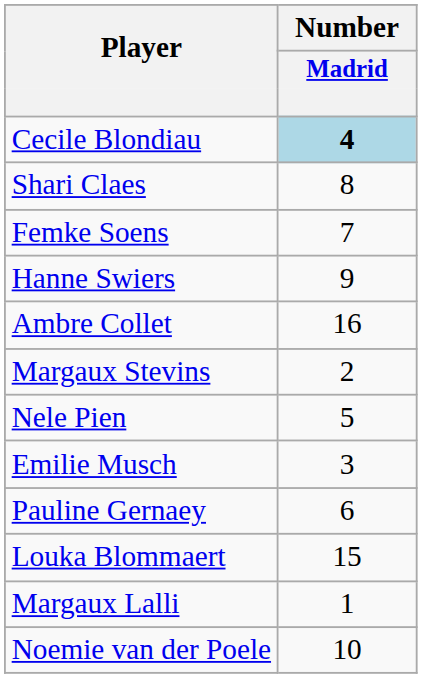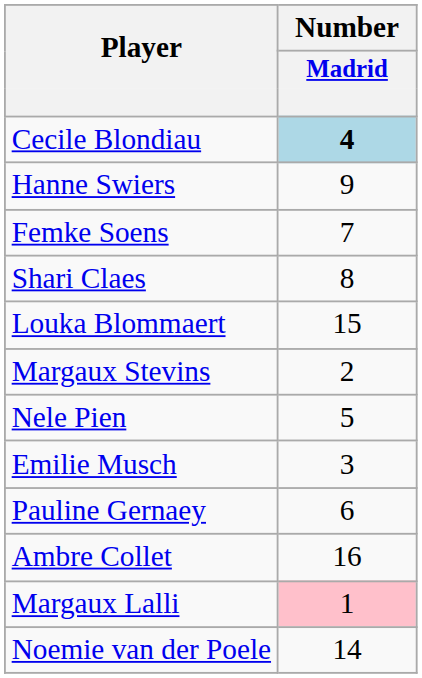rows swapped: (79, 185) <-> (93, 278)
rows swapped: (92, 324) <-> (119, 556)
(347, 603) no background -> (347, 603) pink background
(347, 649) 10 -> (347, 649) 14
